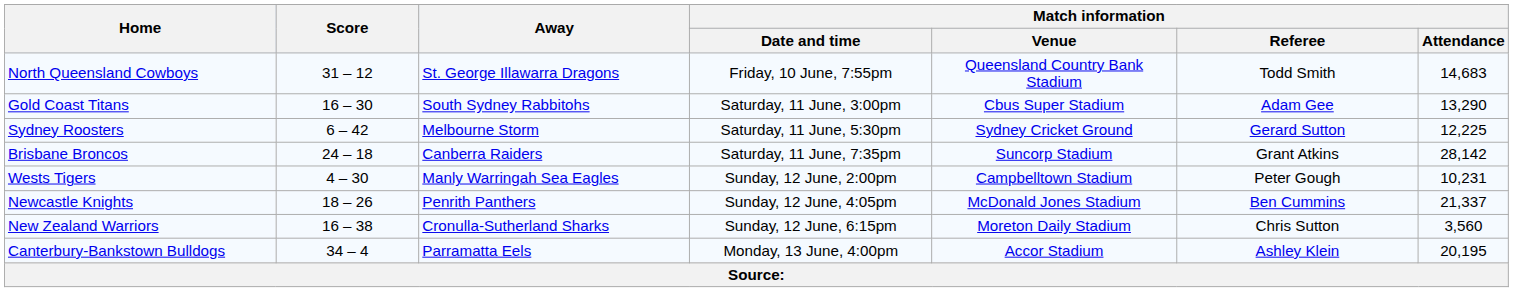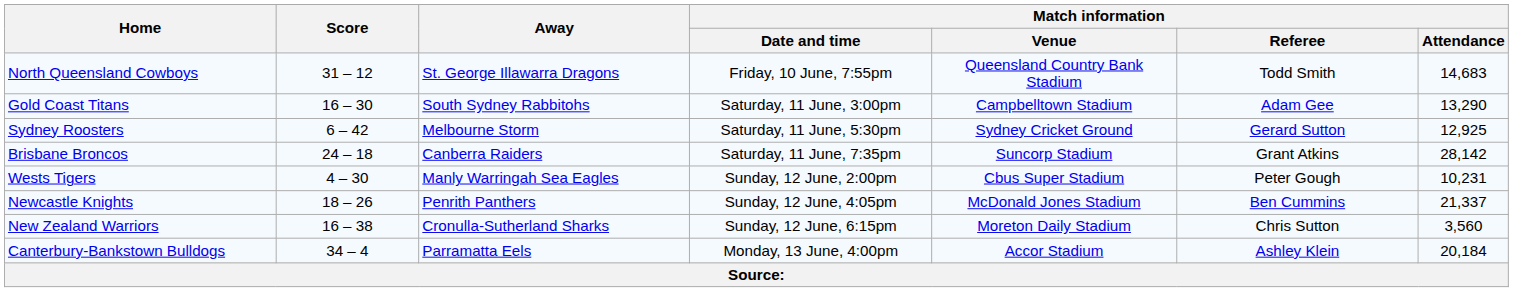(1054, 105) Cbus Super Stadium -> (1054, 105) Campbelltown Stadium
(1463, 130) 12,225 -> (1463, 130) 12,925
(1054, 178) Campbelltown Stadium -> (1054, 178) Cbus Super Stadium
(1463, 250) 20,195 -> (1463, 250) 20,184
